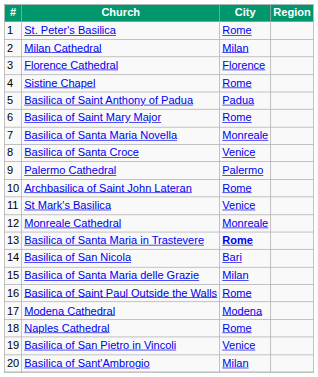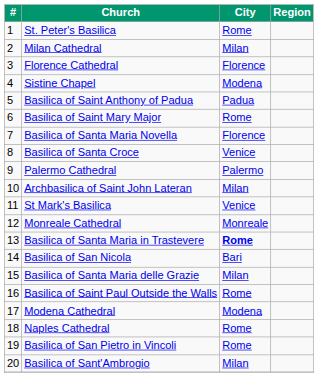(237, 83) Rome -> (242, 83) Modena
(245, 135) Monreale -> (244, 135) Florence
(237, 188) Rome -> (235, 188) Milan
(239, 345) Venice -> (237, 345) Rome
